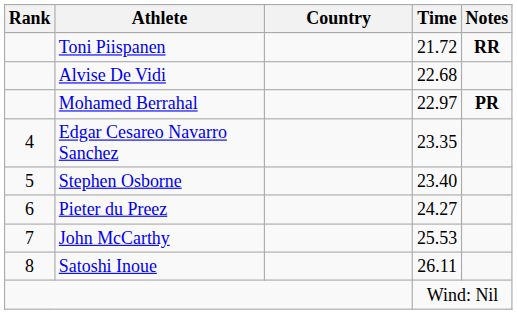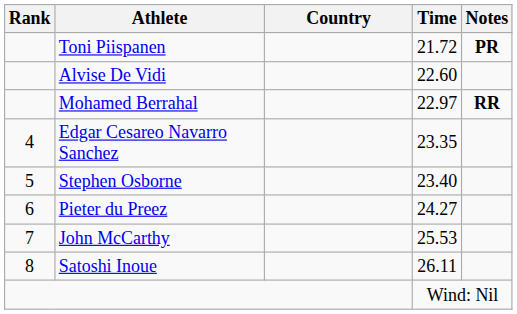(487, 47) RR -> (487, 47) PR
(437, 75) 22.68 -> (437, 75) 22.60
(487, 103) PR -> (487, 103) RR
